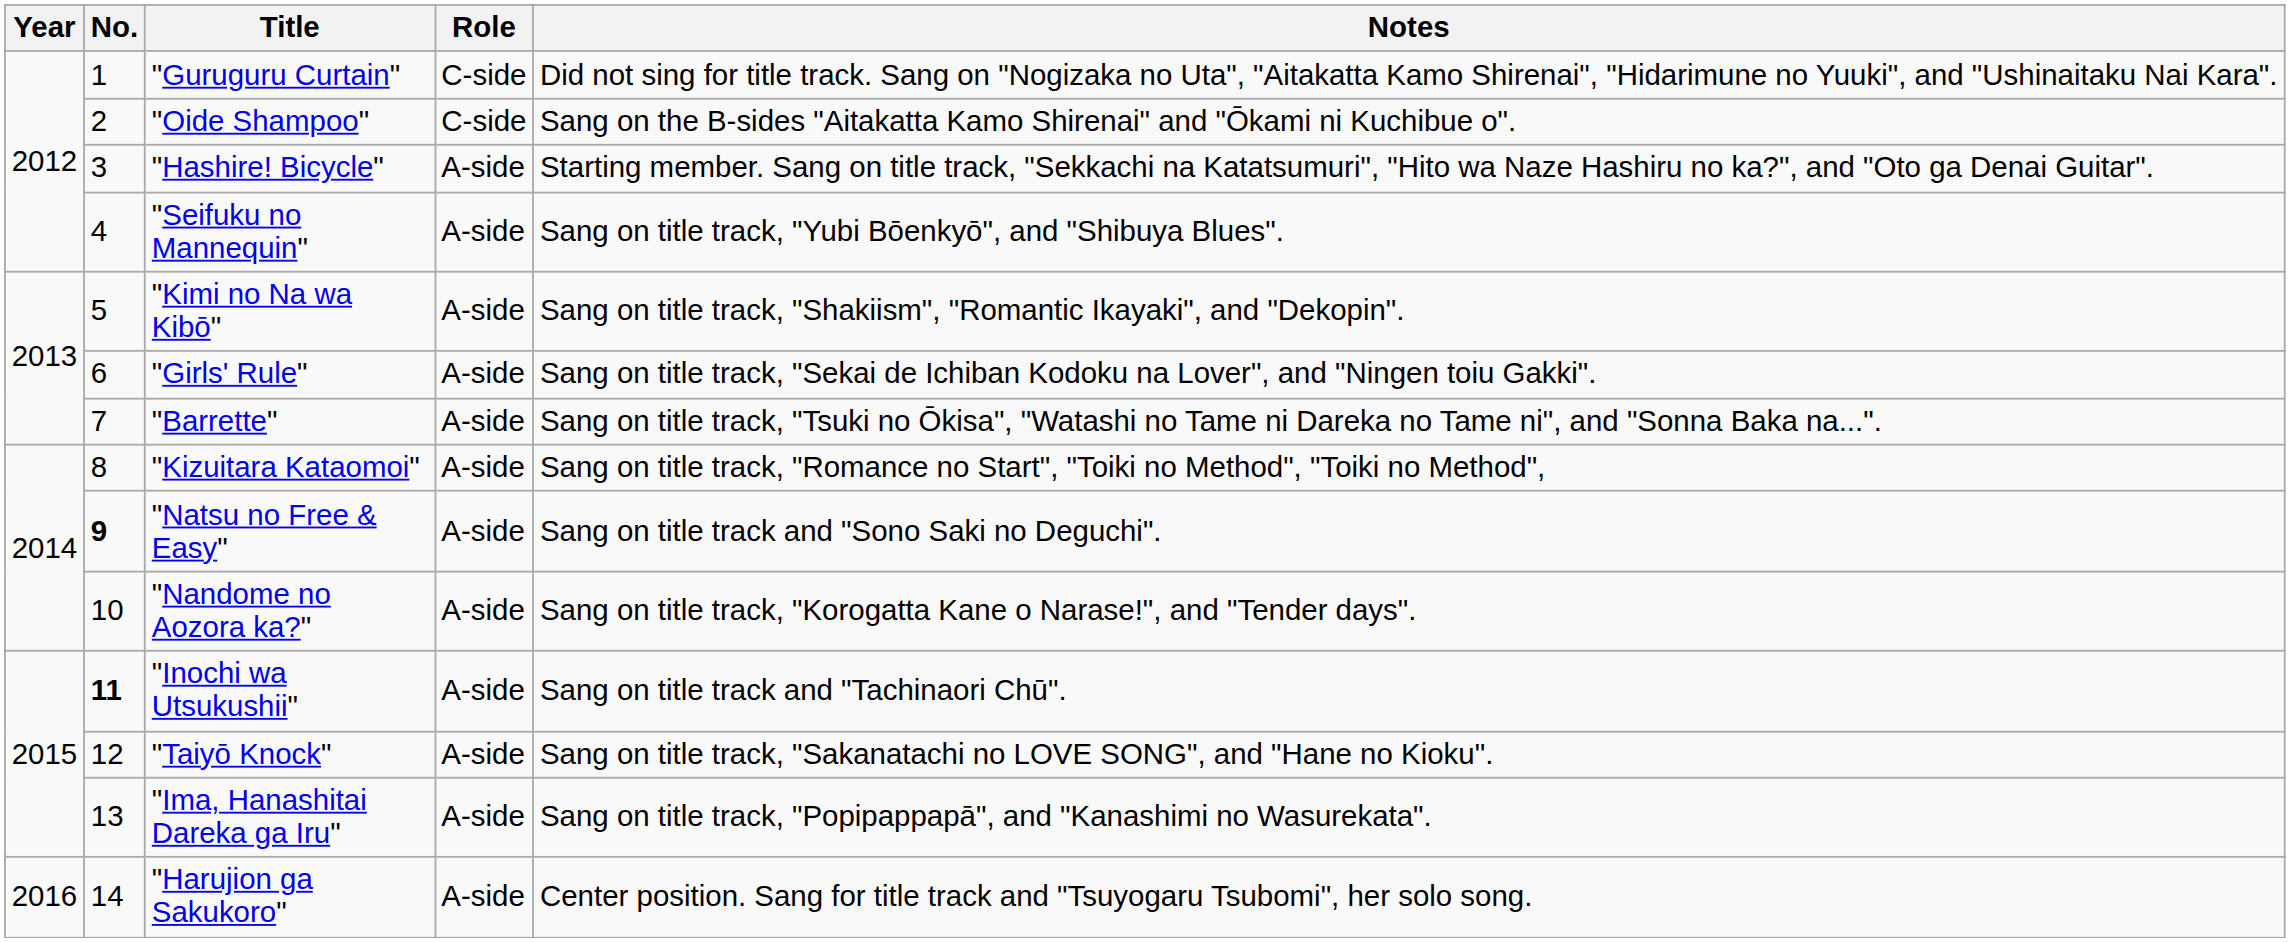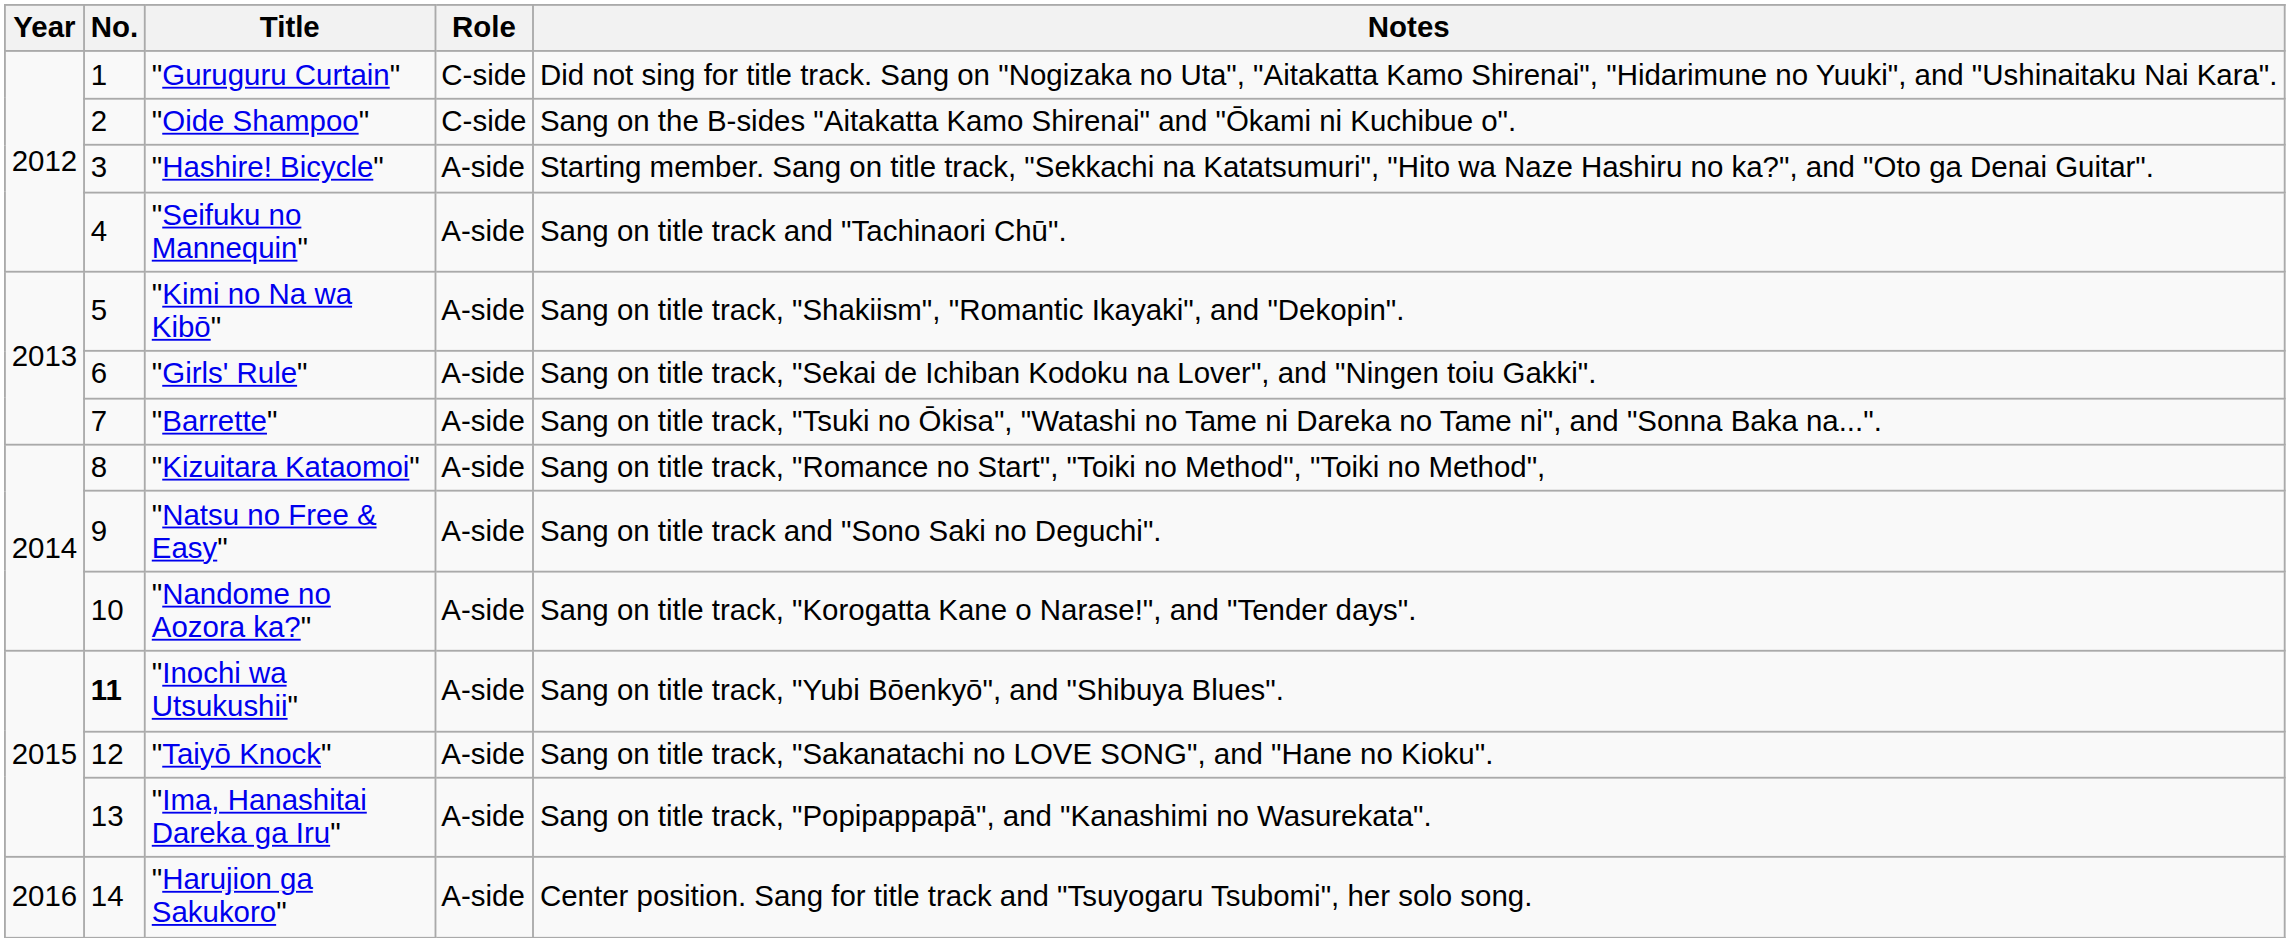(912, 231) Sang on title track, "Yubi Bōenkyō", and "Shibuya Blues". -> (803, 231) Sang on title track and "Tachinaori Chū".
(99, 530) bold -> (99, 530) normal
(803, 690) Sang on title track and "Tachinaori Chū". -> (912, 690) Sang on title track, "Yubi Bōenkyō", and "Shibuya Blues".
